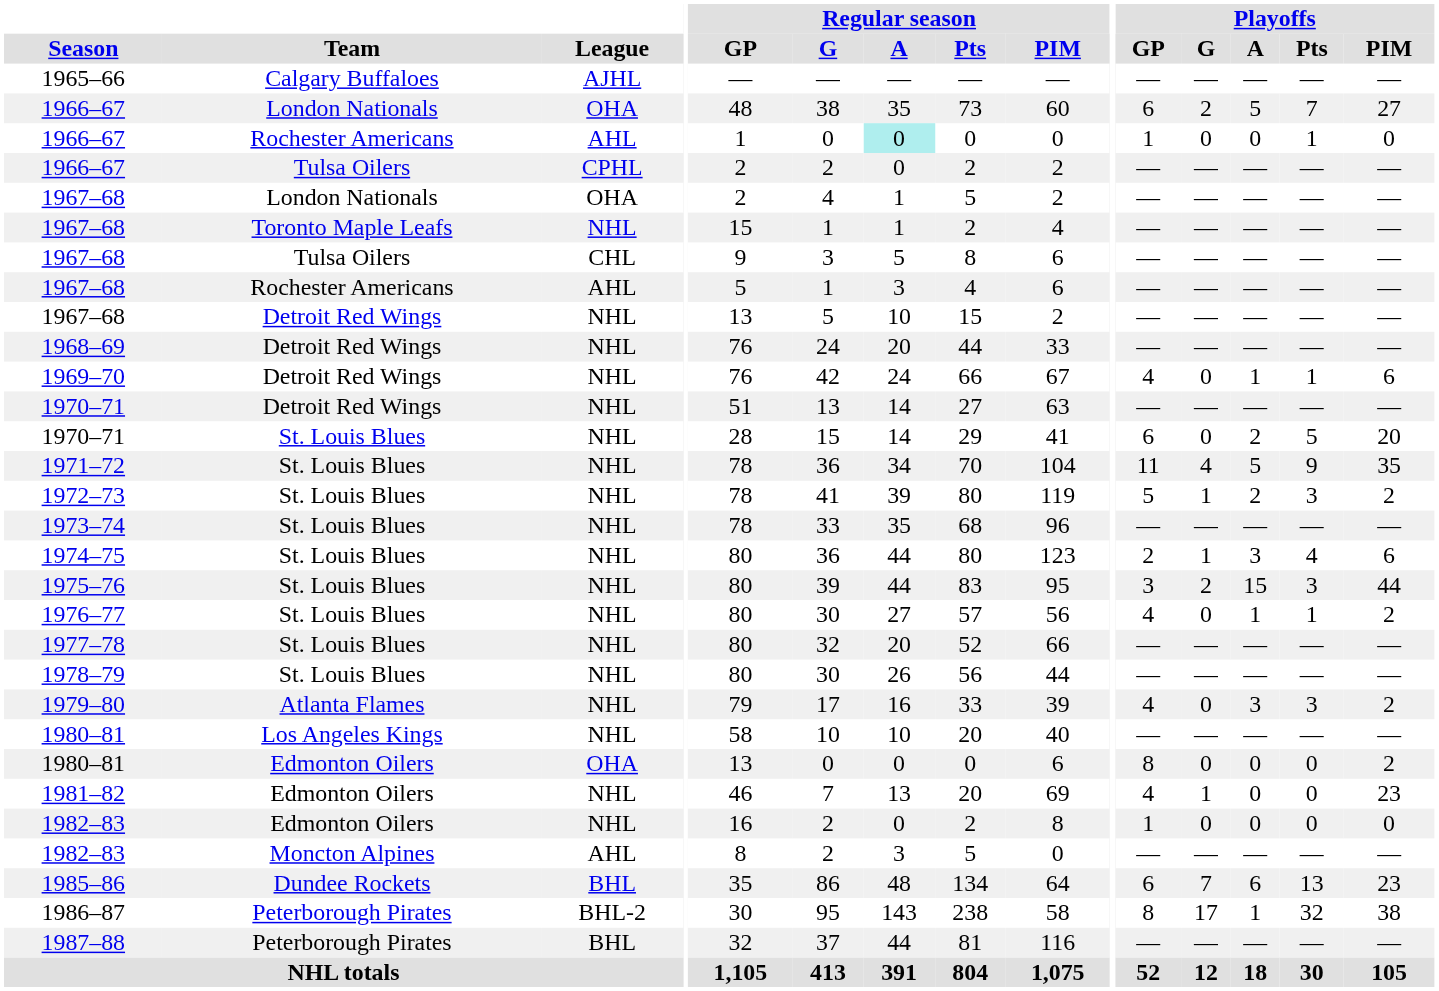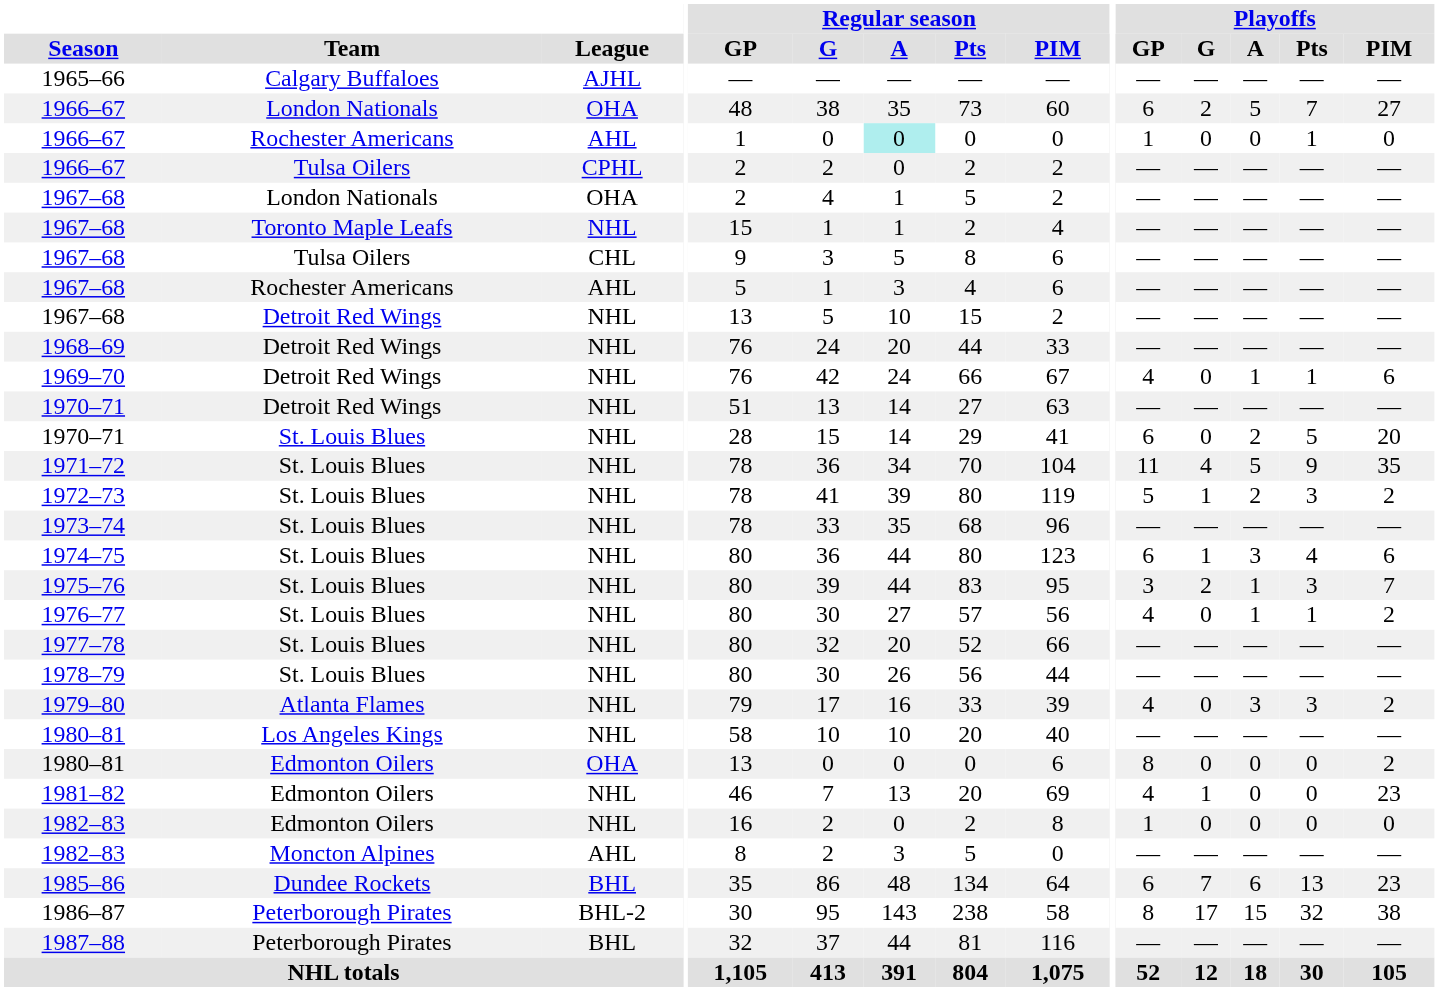(1148, 555) 2 -> (1148, 555) 6
(1255, 584) 15 -> (1255, 584) 1
(1389, 584) 44 -> (1389, 584) 7
(1255, 912) 1 -> (1255, 912) 15
